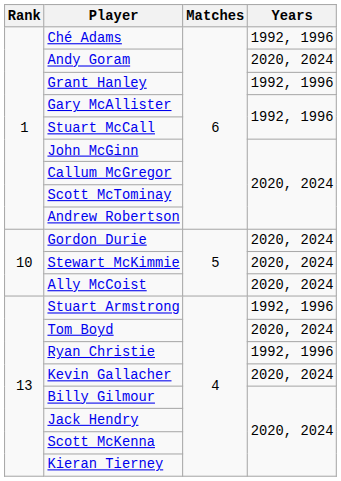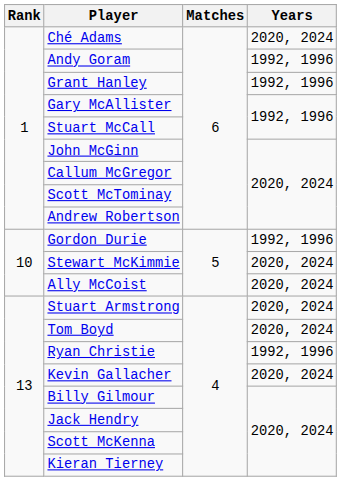(292, 38) 1992, 1996 -> (292, 38) 2020, 2024
(292, 61) 2020, 2024 -> (292, 61) 1992, 1996
(292, 240) 2020, 2024 -> (292, 240) 1992, 1996
(292, 308) 1992, 1996 -> (292, 308) 2020, 2024
